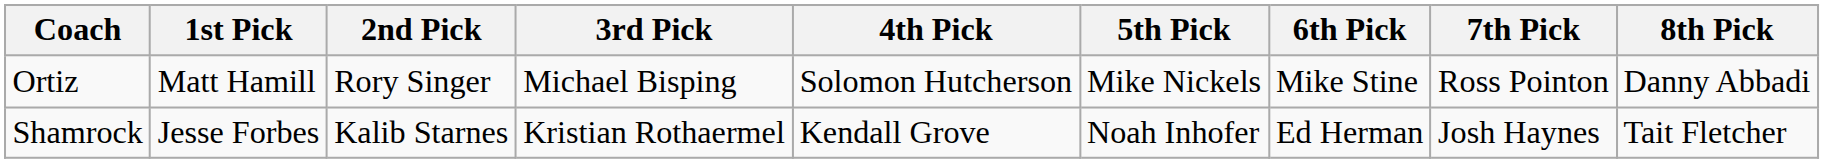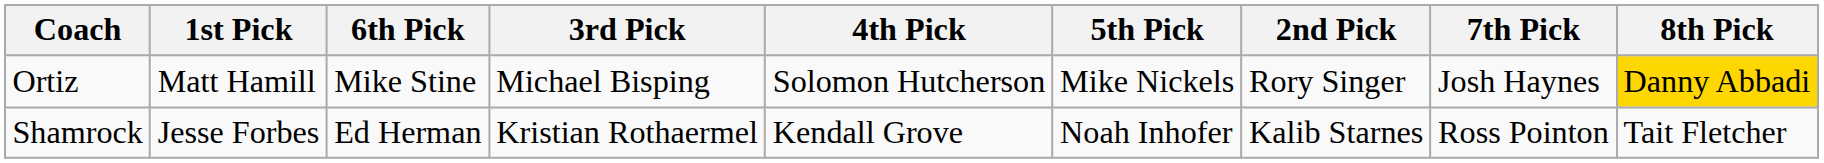columns swapped: (421, 30) <-> (1350, 30)
(1523, 81) Ross Pointon -> (1519, 81) Josh Haynes
(1717, 81) no background -> (1717, 81) gold background
(1519, 132) Josh Haynes -> (1523, 132) Ross Pointon
